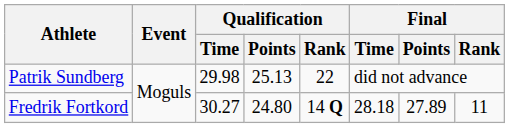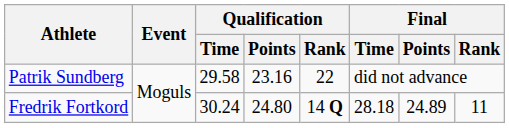(220, 78) 29.98 -> (220, 78) 29.58
(272, 78) 25.13 -> (272, 78) 23.16
(220, 107) 30.27 -> (220, 107) 30.24
(426, 107) 27.89 -> (426, 107) 24.89
